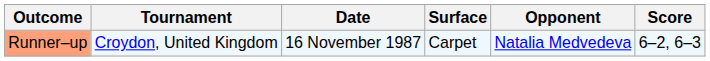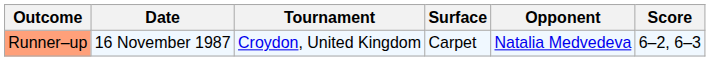columns swapped: (353, 16) <-> (186, 16)
